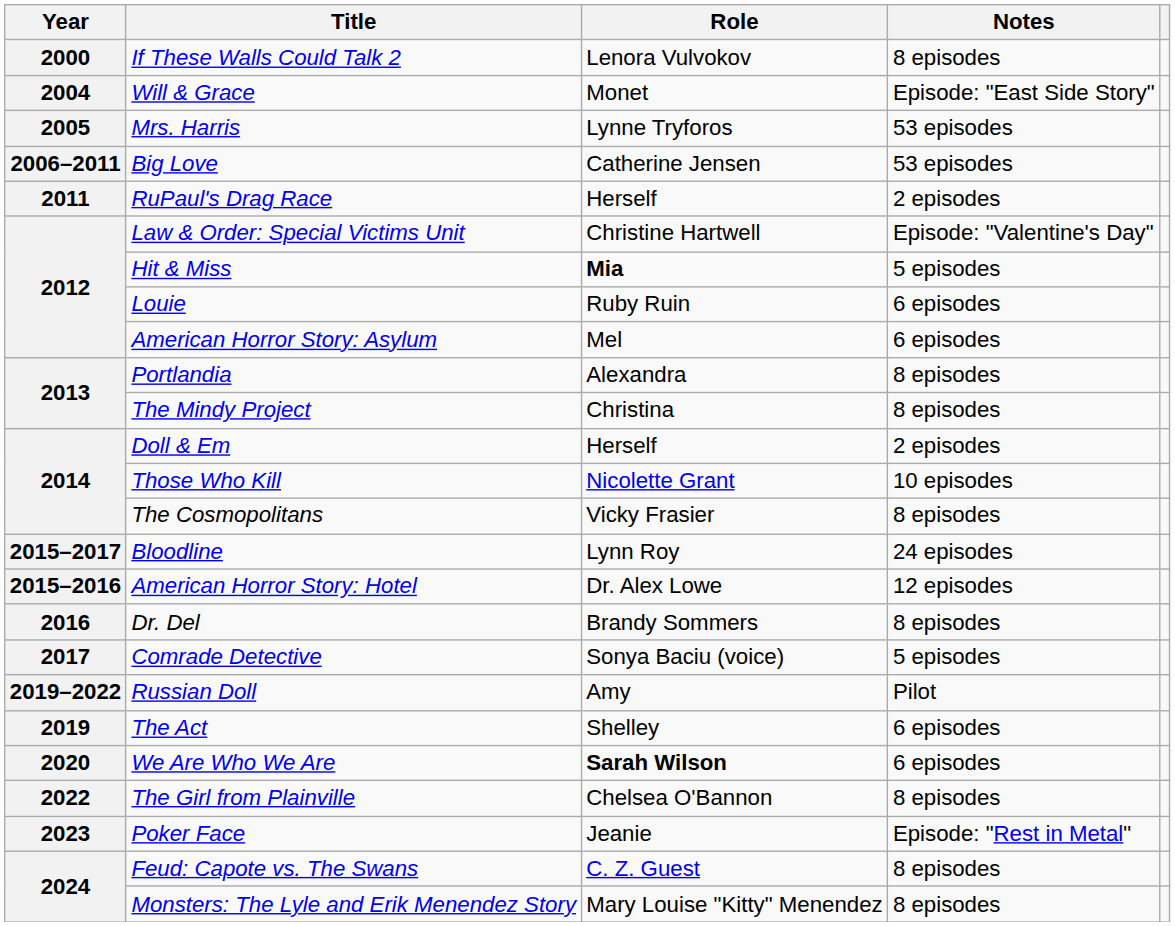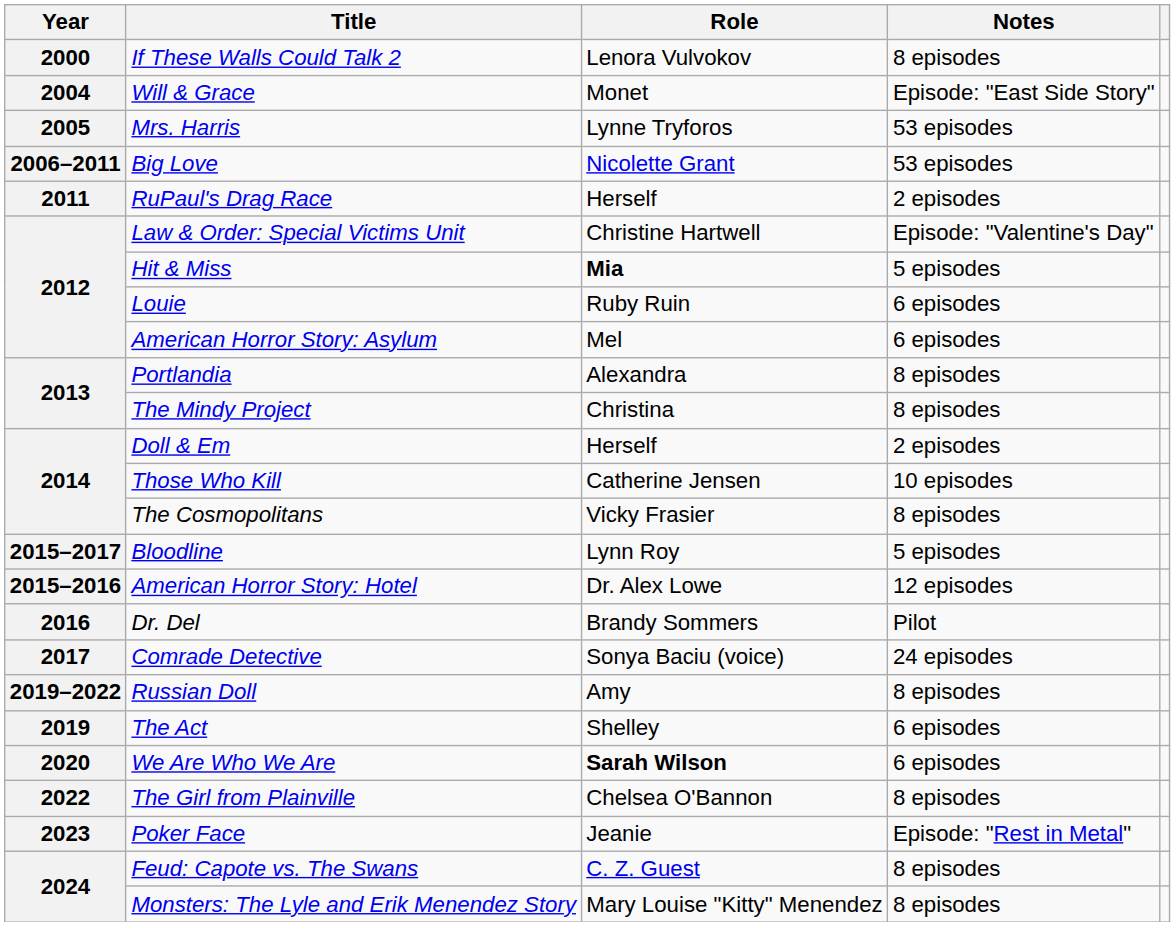(673, 163) Catherine Jensen -> (660, 163) Nicolette Grant
(660, 480) Nicolette Grant -> (673, 480) Catherine Jensen
(953, 551) 24 episodes -> (947, 551) 5 episodes
(947, 621) 8 episodes -> (915, 621) Pilot
(947, 657) 5 episodes -> (953, 657) 24 episodes
(915, 692) Pilot -> (947, 692) 8 episodes
